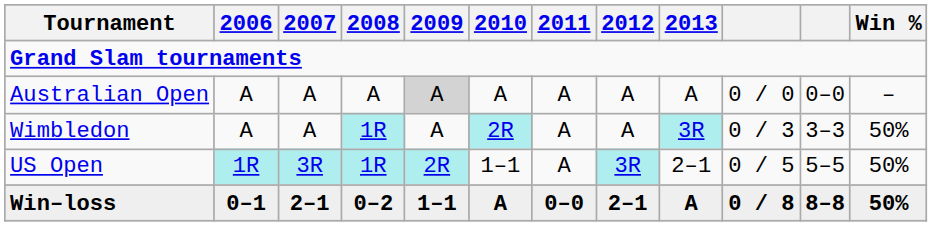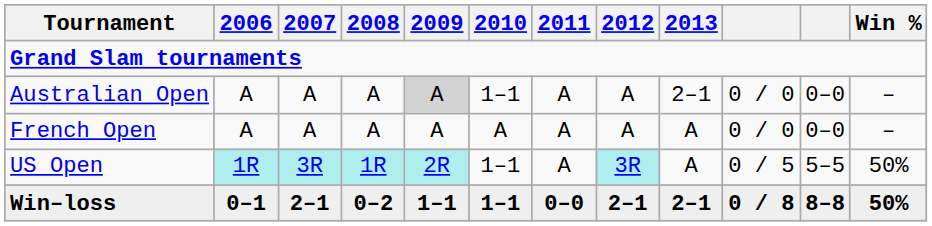(500, 95) A -> (500, 95) 1–1
(691, 95) A -> (691, 95) 2–1
+ row: (83, 131)
- row: (70, 131)
(691, 167) 2–1 -> (691, 167) A
(500, 203) A -> (500, 203) 1–1
(691, 203) A -> (691, 203) 2–1
